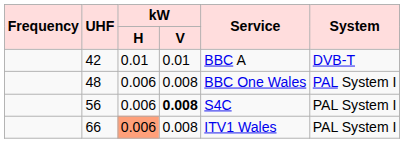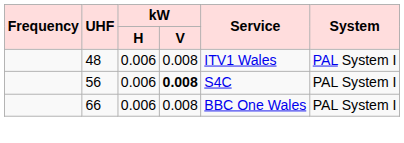- row: (93, 60)
(255, 82) BBC One Wales -> (240, 60) ITV1 Wales
(138, 127) lightsalmon background -> (138, 104) no background
(240, 127) ITV1 Wales -> (255, 104) BBC One Wales
